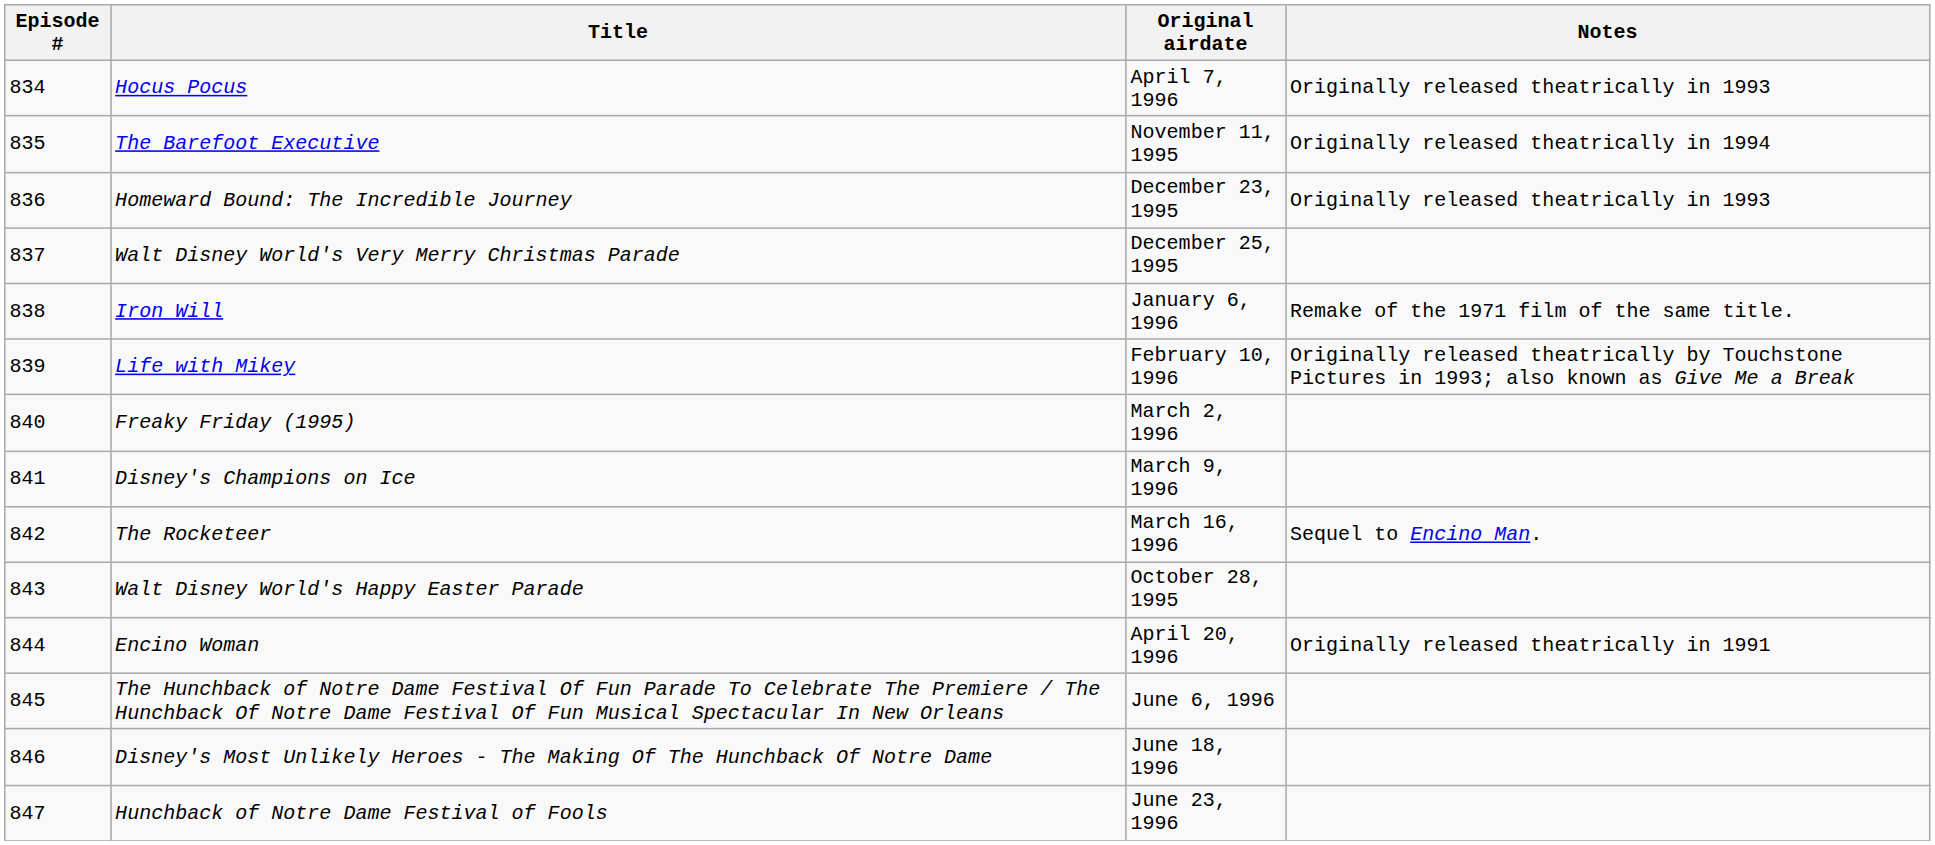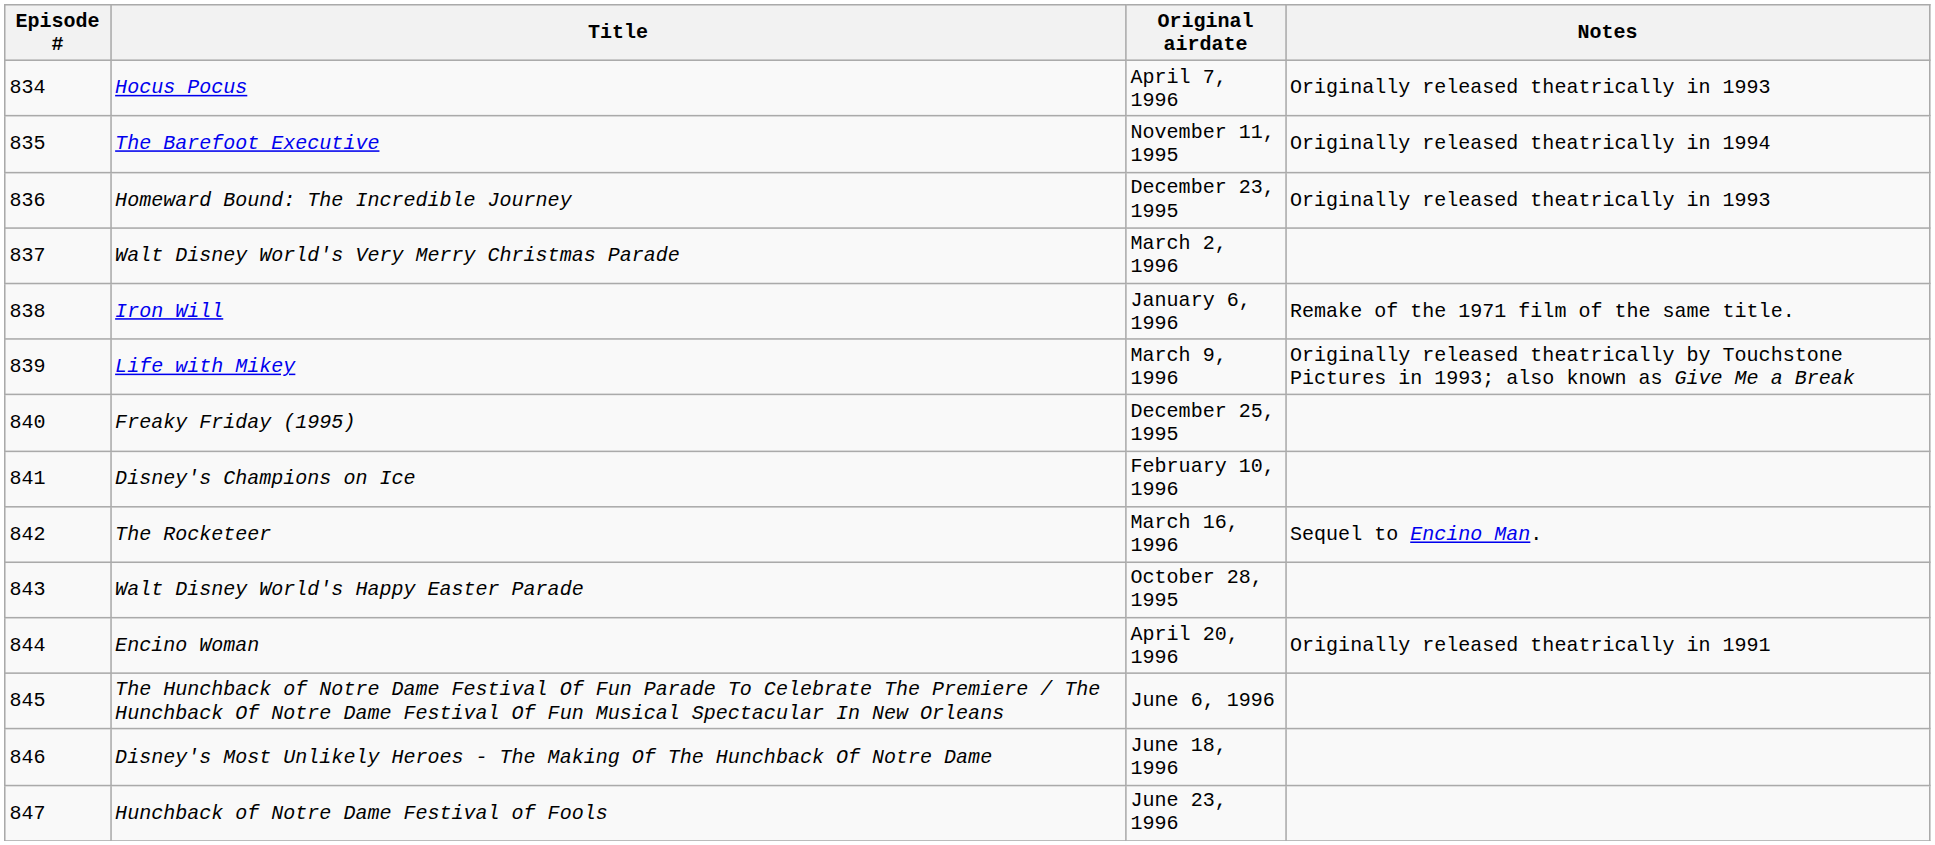(1203, 256) December 25, 1995 -> (1179, 256) March 2, 1996
(1203, 367) February 10, 1996 -> (1179, 367) March 9, 1996
(1179, 423) March 2, 1996 -> (1203, 423) December 25, 1995
(1179, 478) March 9, 1996 -> (1203, 478) February 10, 1996
